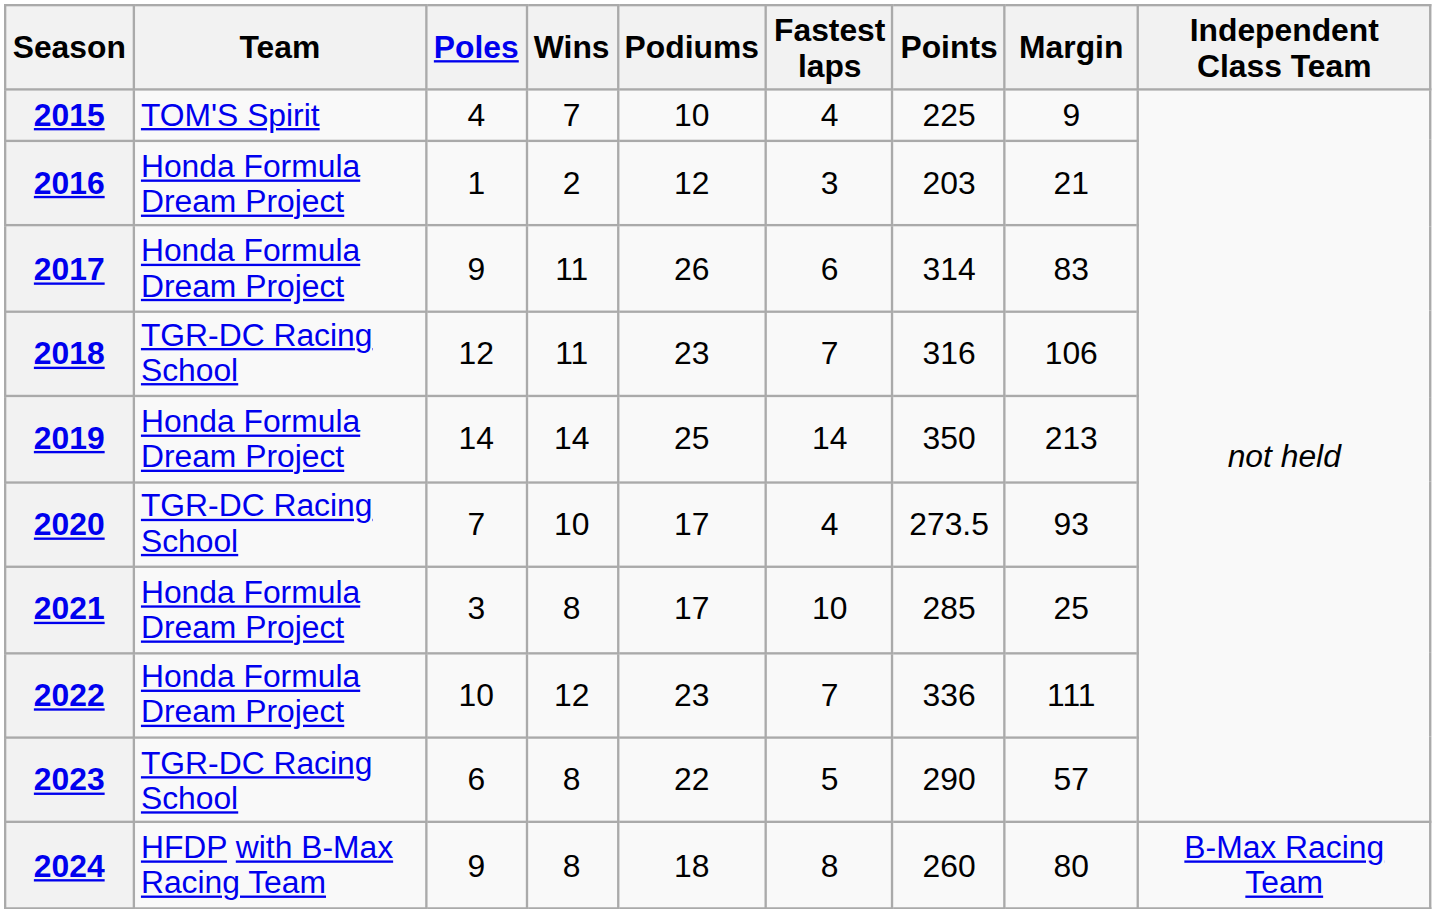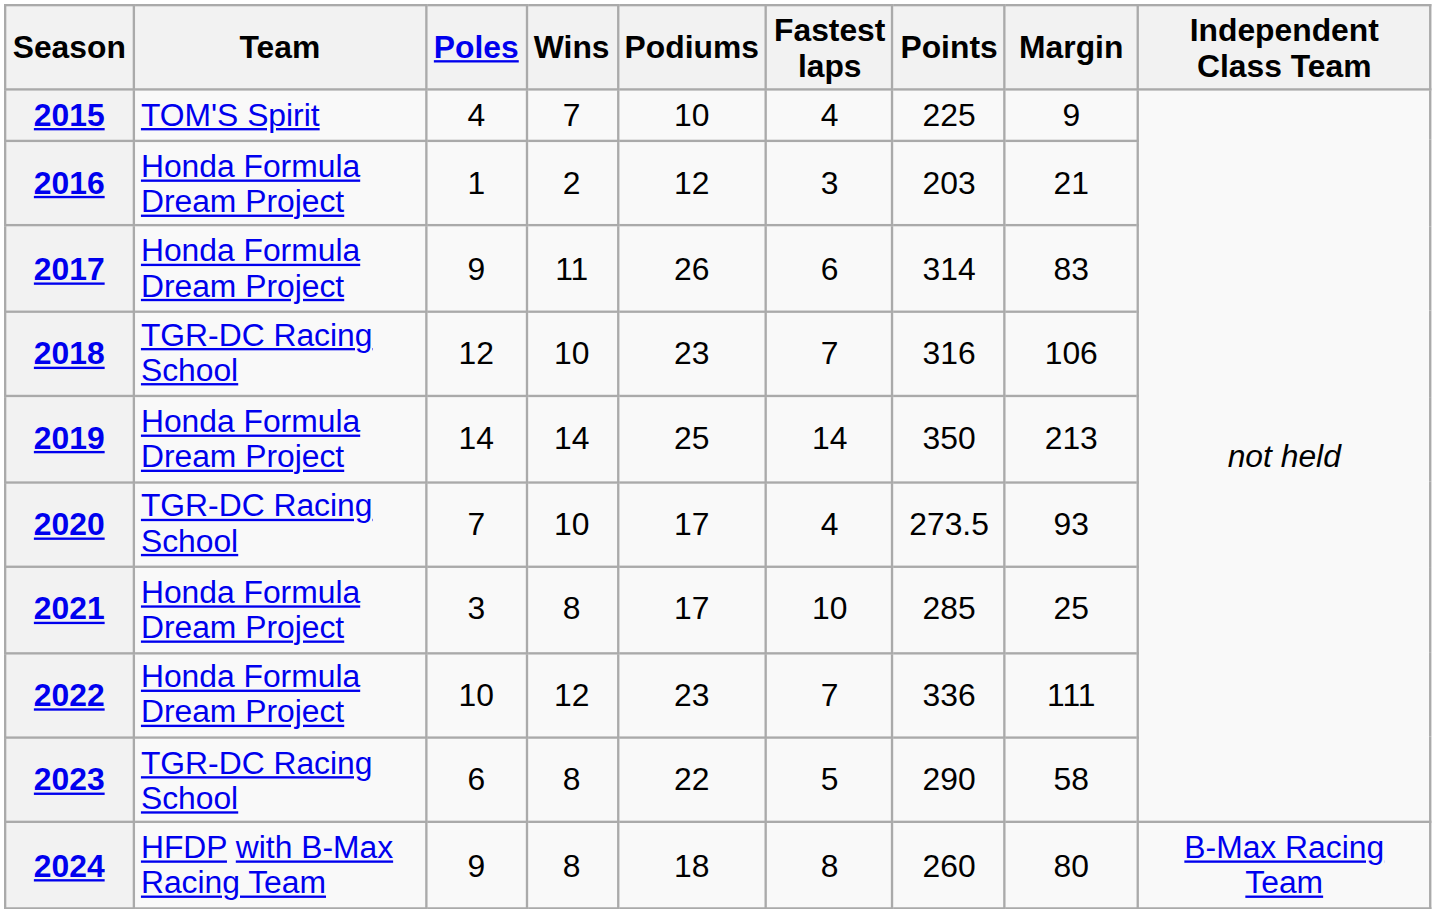(572, 353) 11 -> (572, 353) 10
(1071, 780) 57 -> (1071, 780) 58
